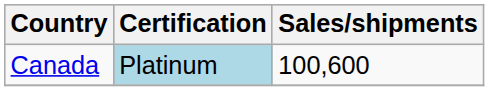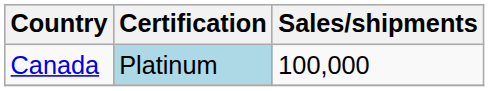(324, 64) 100,600 -> (324, 64) 100,000
